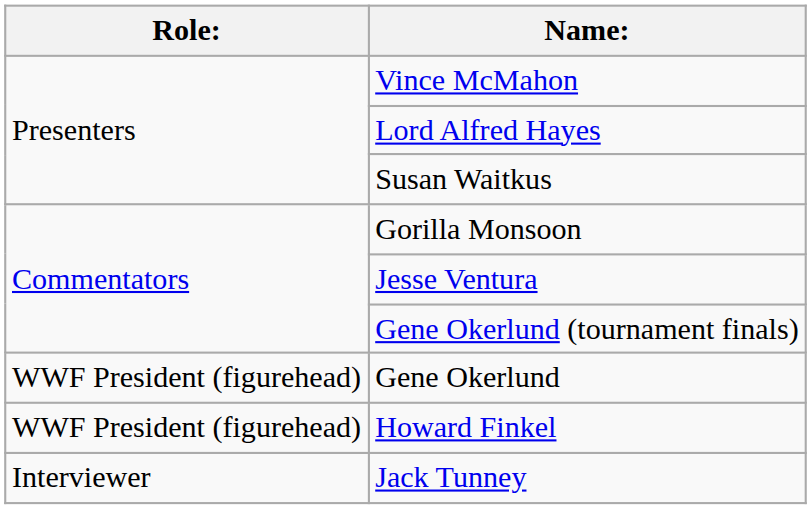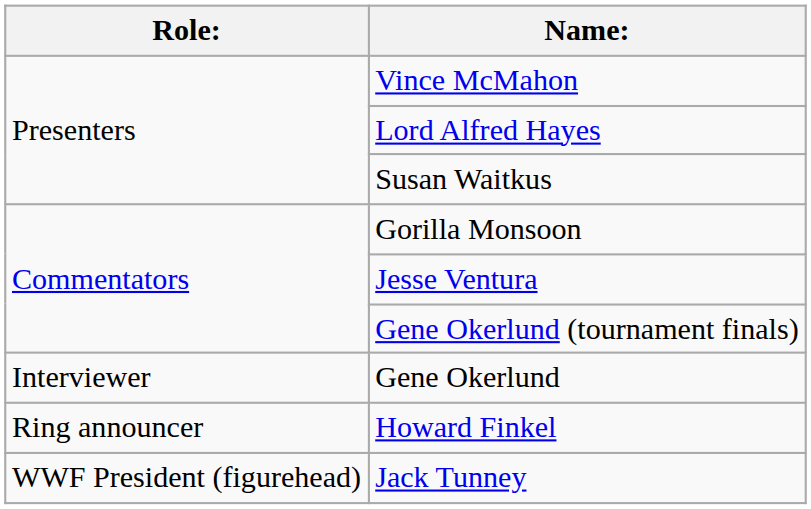(187, 377) WWF President (figurehead) -> (81, 377) Interviewer
(187, 427) WWF President (figurehead) -> (108, 427) Ring announcer
(81, 477) Interviewer -> (187, 477) WWF President (figurehead)
